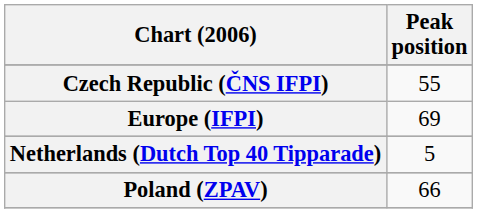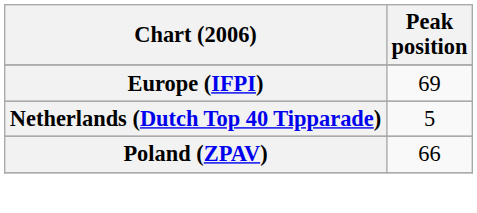- row: (196, 82)
